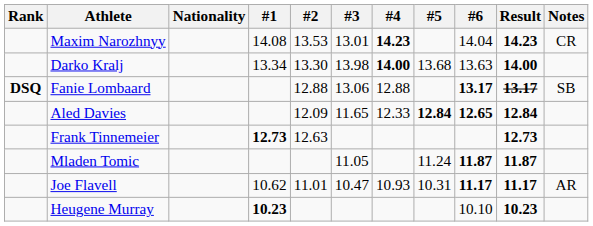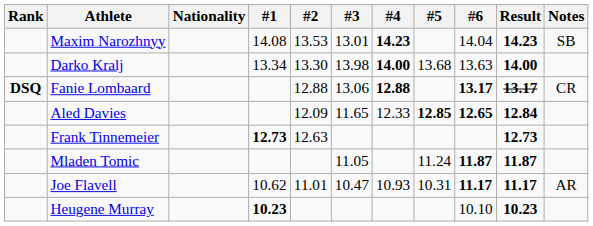(566, 40) CR -> (566, 40) SB
(393, 88) normal -> (393, 88) bold
(566, 88) SB -> (566, 88) CR
(434, 112) 12.84 -> (434, 112) 12.85
